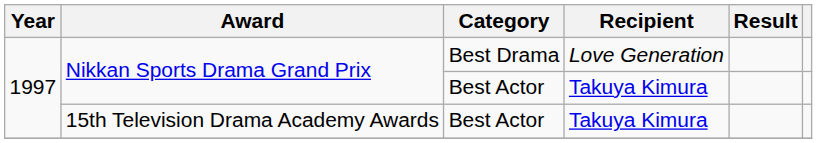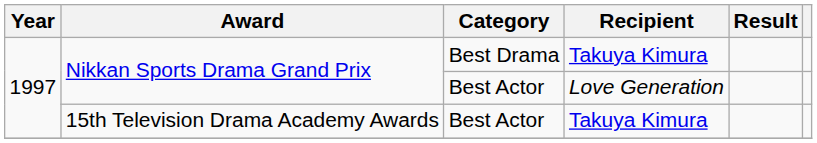(646, 54) Love Generation -> (638, 54) Takuya Kimura
(638, 87) Takuya Kimura -> (646, 87) Love Generation
